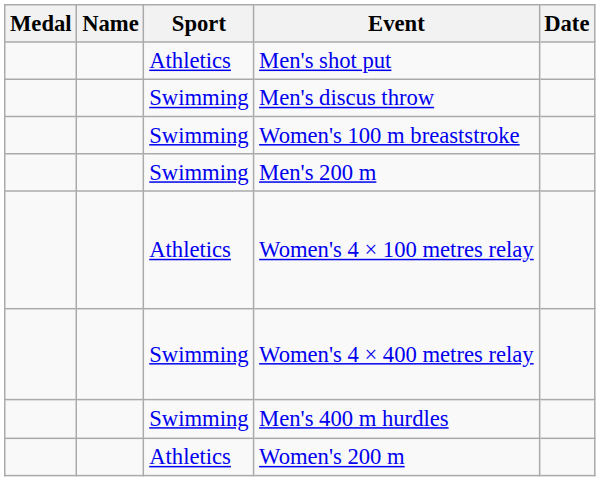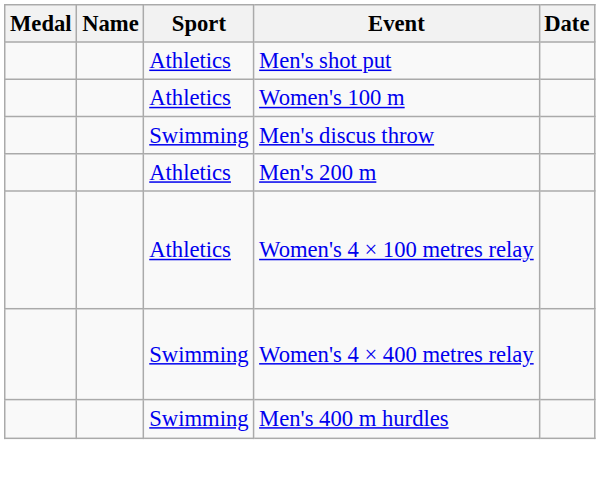+ row: (332, 98)
- row: (389, 135)
(199, 172) Swimming -> (190, 172) Athletics
- row: (332, 456)
